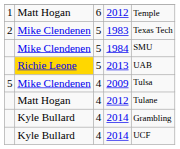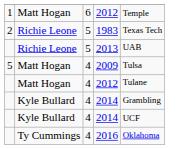(54, 30) Mike Clendenen -> (47, 30) Richie Leone
- row: (10, 48)
(47, 65) gold background -> (47, 48) no background
(54, 83) Mike Clendenen -> (44, 65) Matt Hogan
+ row: (10, 136)
